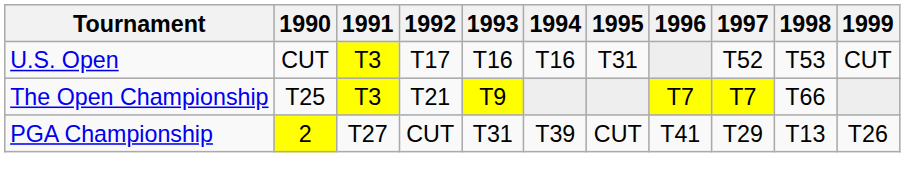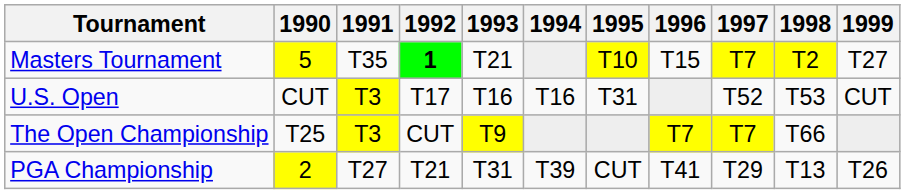+ row: (116, 60)
(430, 97) T21 -> (430, 134) CUT
(430, 134) CUT -> (430, 171) T21
